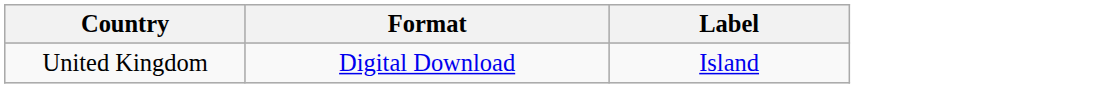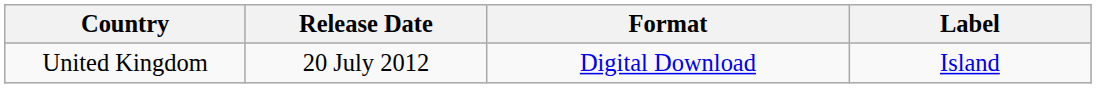+ column: (366, 23)
